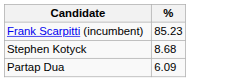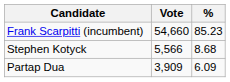+ column: (172, 13)
